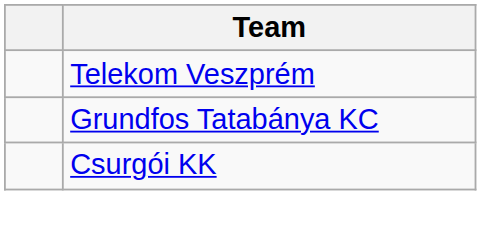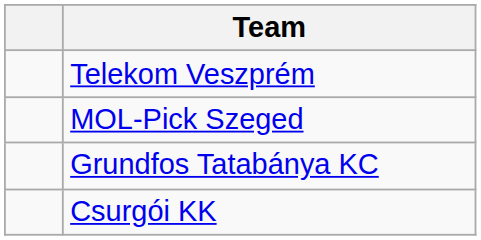+ row: (187, 119)
